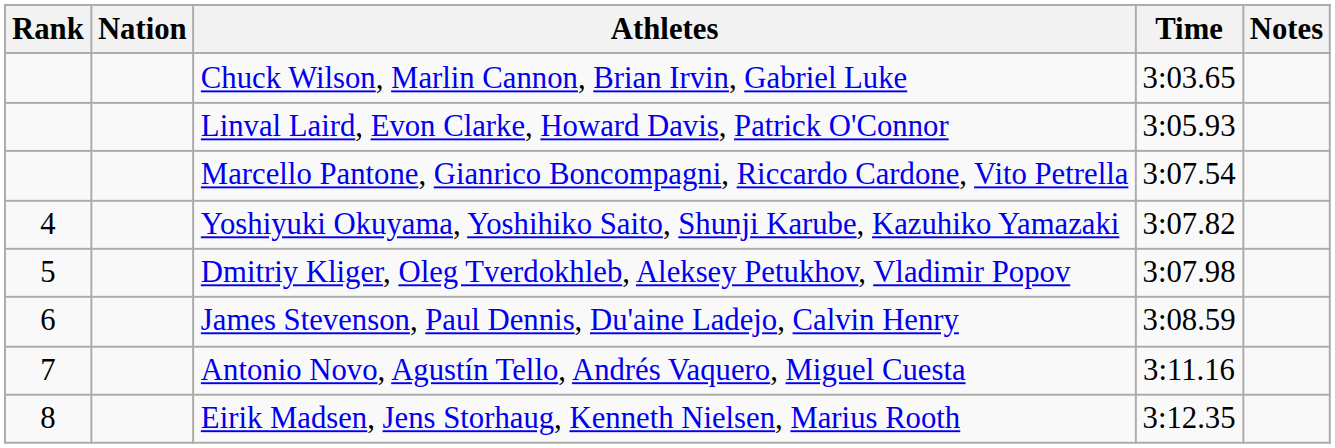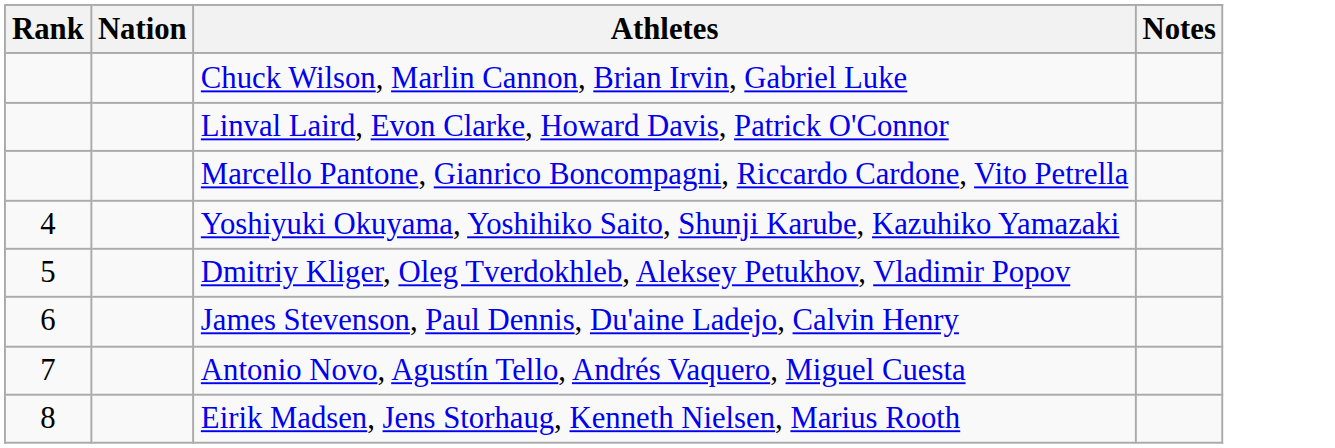- column: (1189, 28)
